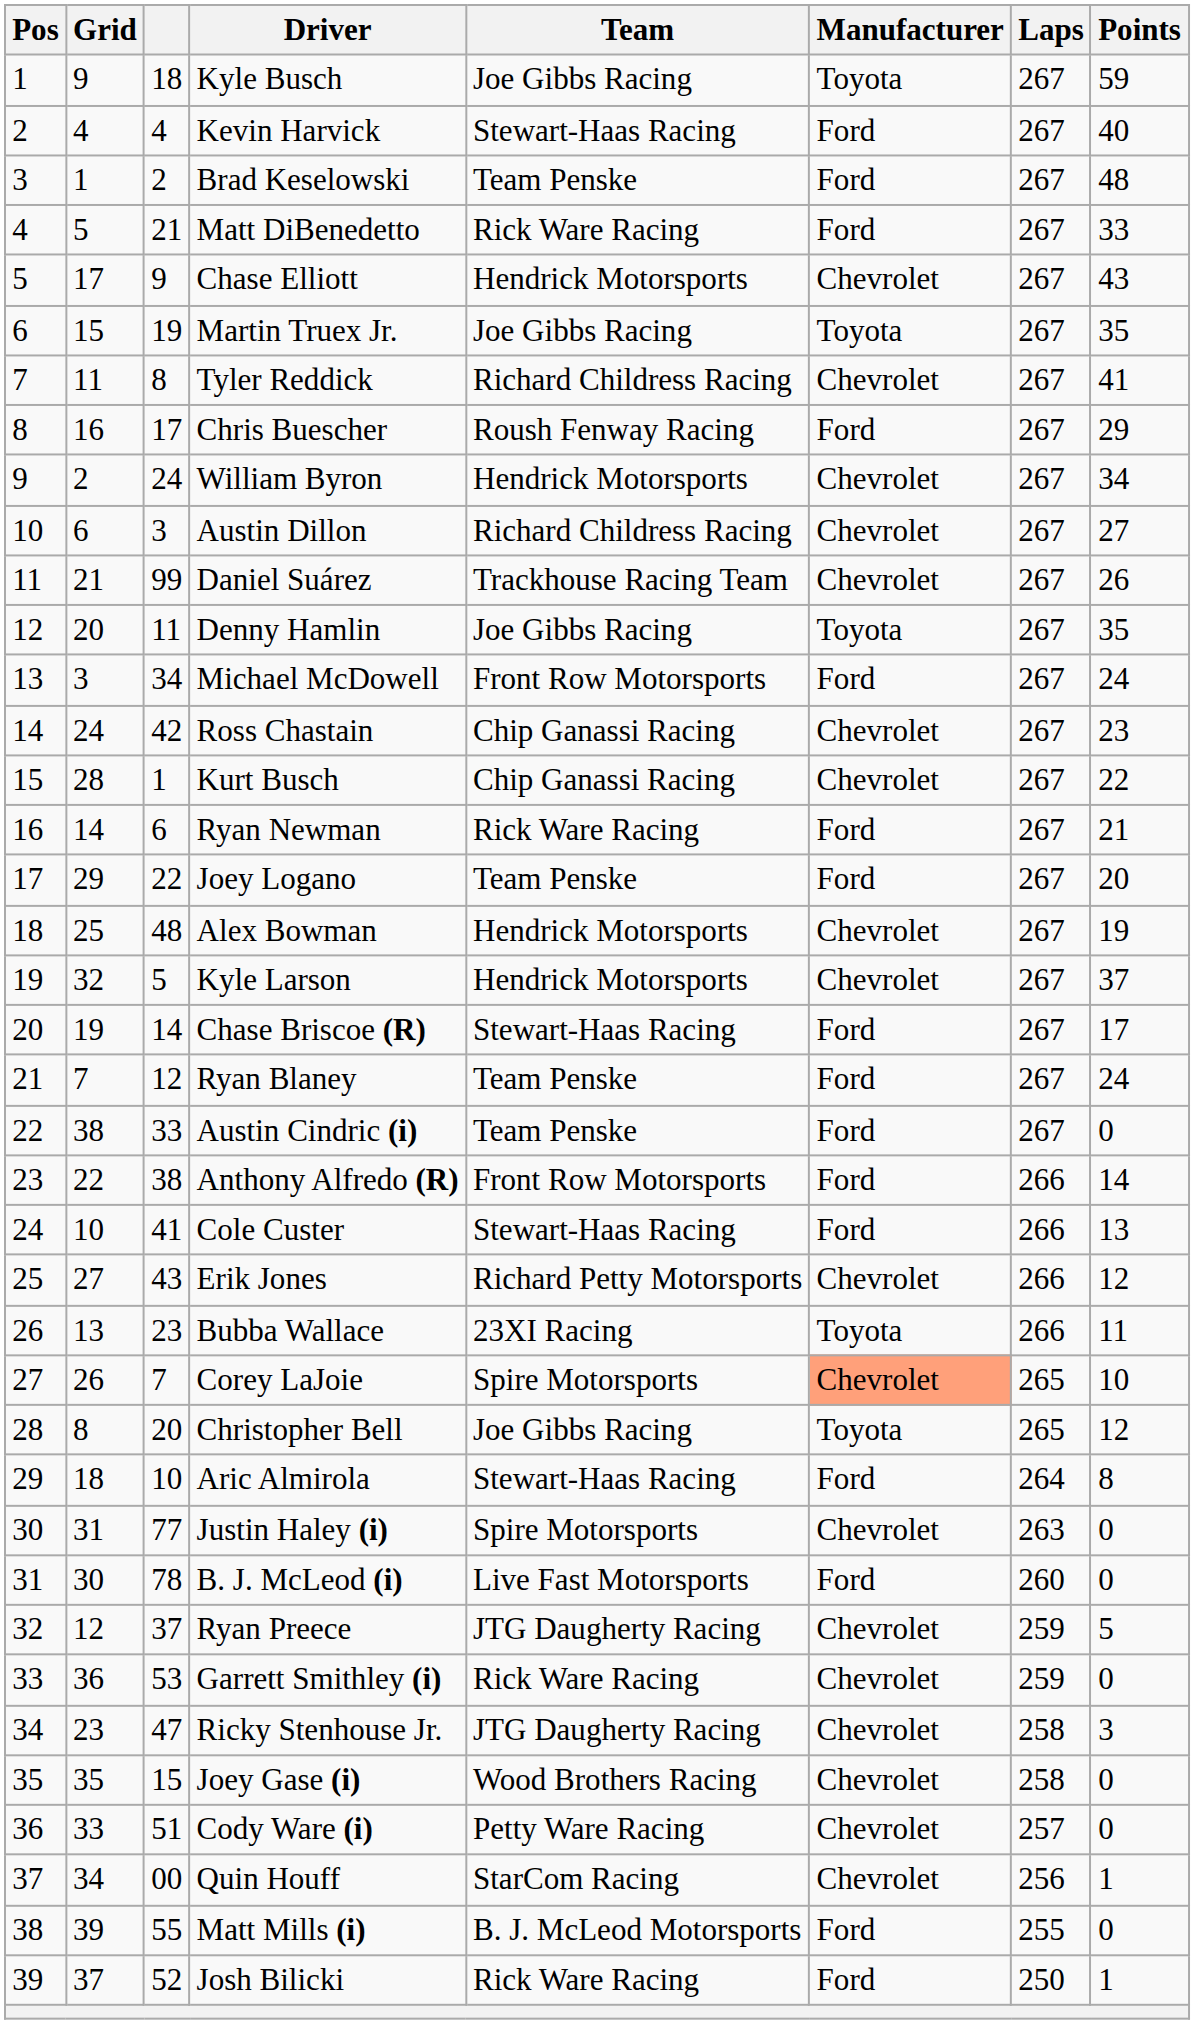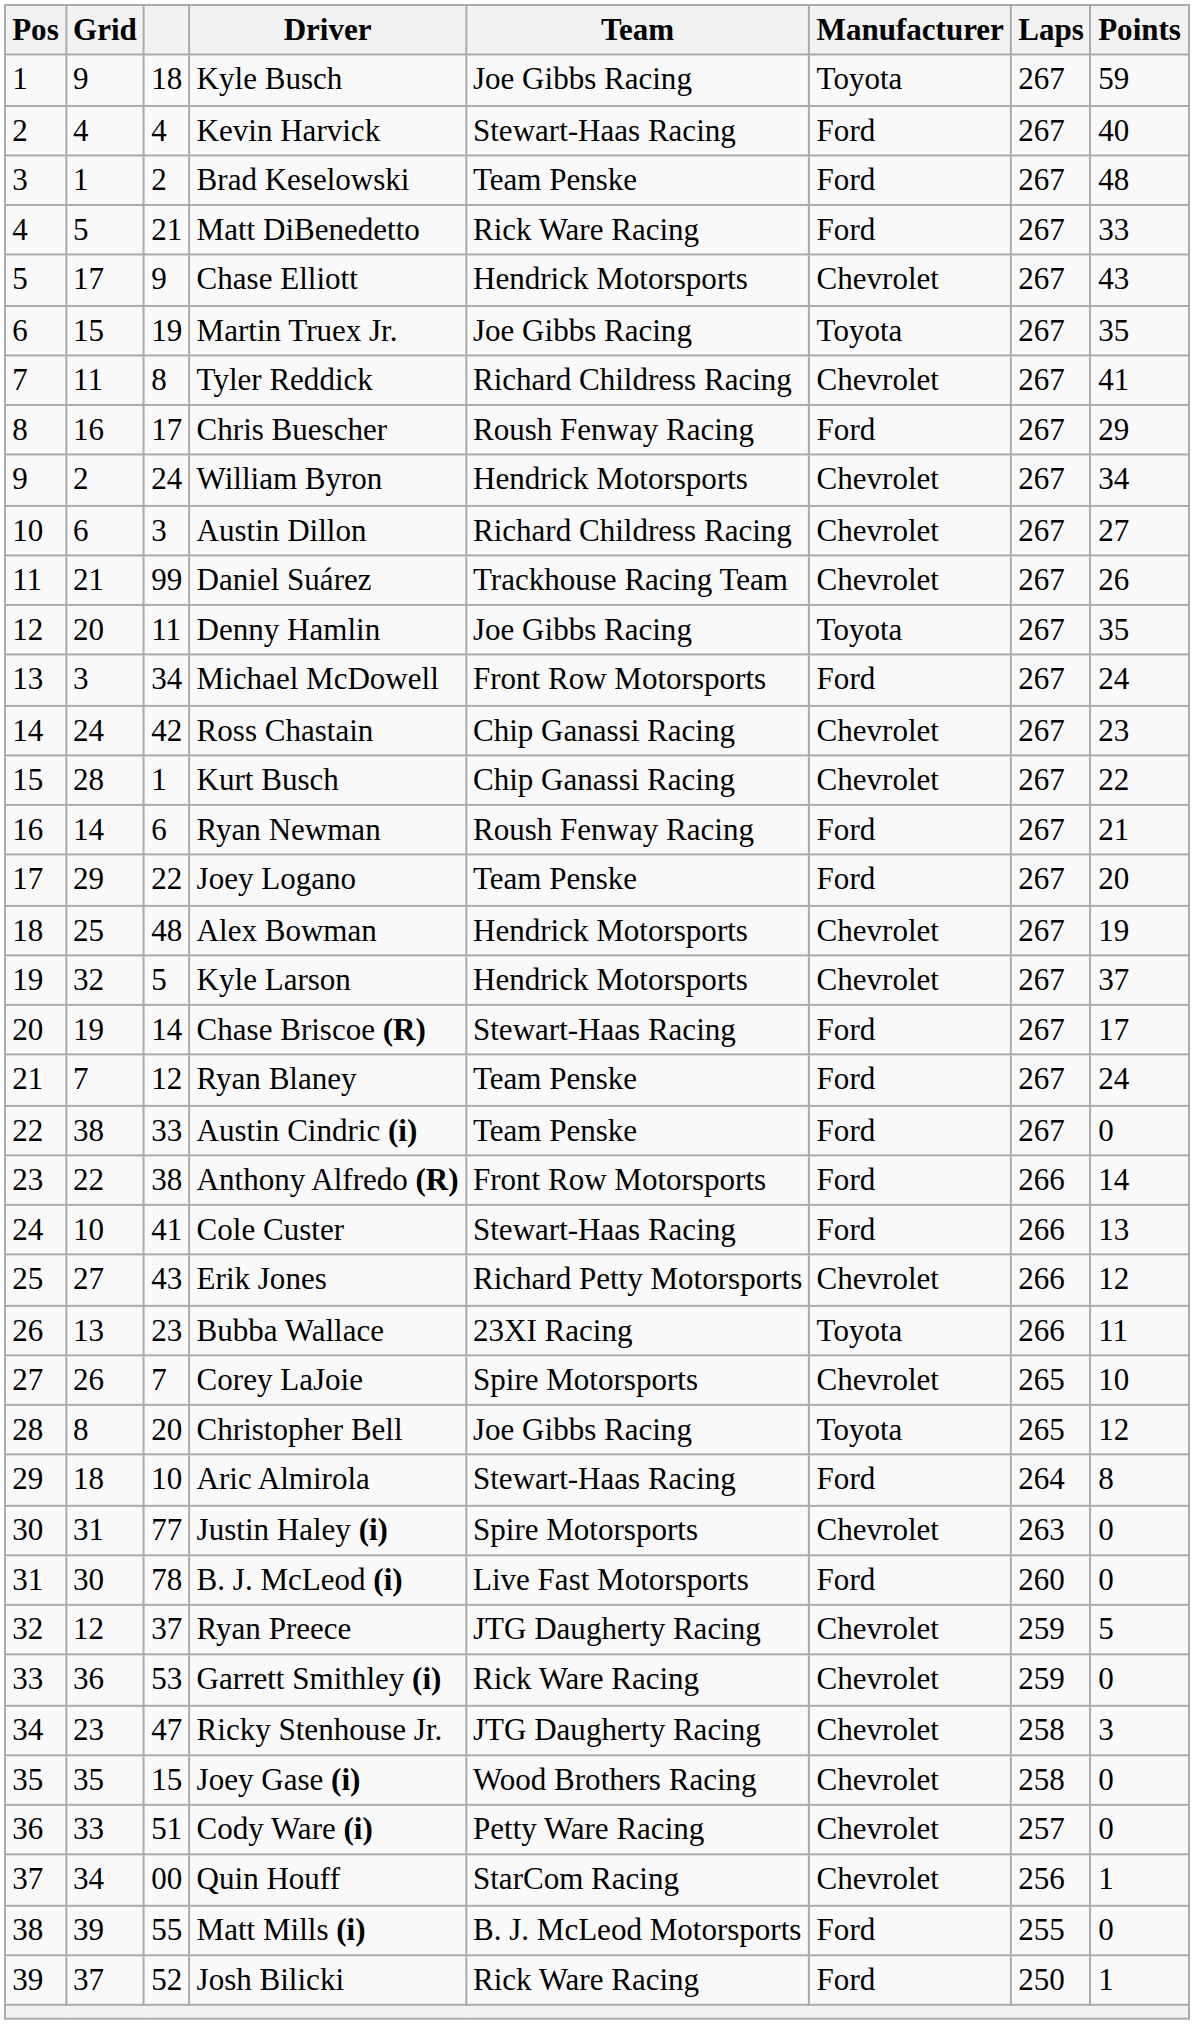(586, 829) Rick Ware Racing -> (613, 829) Roush Fenway Racing
(878, 1379) lightsalmon background -> (878, 1379) no background
